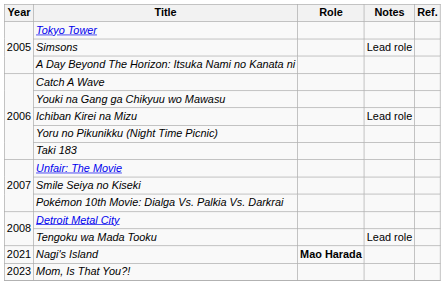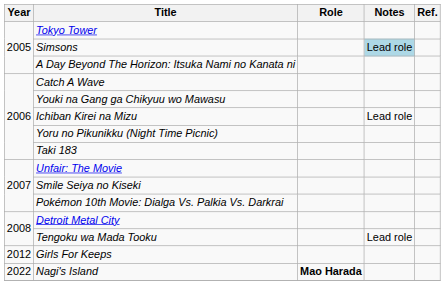(389, 47) no background -> (389, 47) lightblue background
+ row: (74, 254)
(19, 254) 2021 -> (19, 271) 2022
- row: (83, 271)
